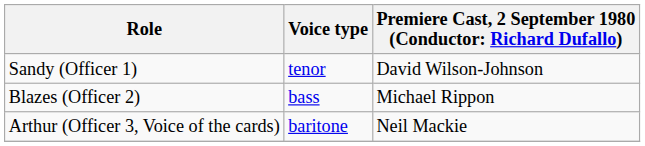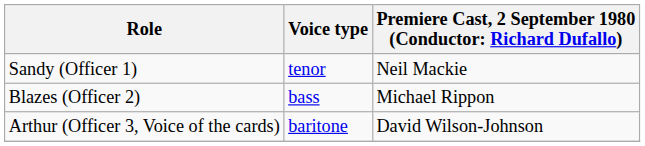(460, 68) David Wilson-Johnson -> (422, 68) Neil Mackie
(422, 126) Neil Mackie -> (460, 126) David Wilson-Johnson
